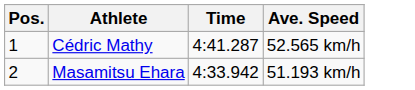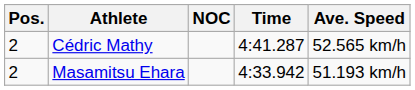+ column: (212, 18)
(13, 45) 1 -> (13, 45) 2
